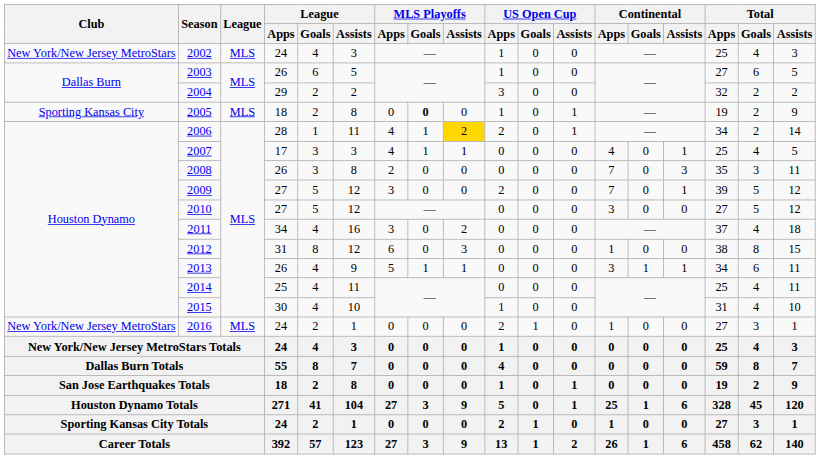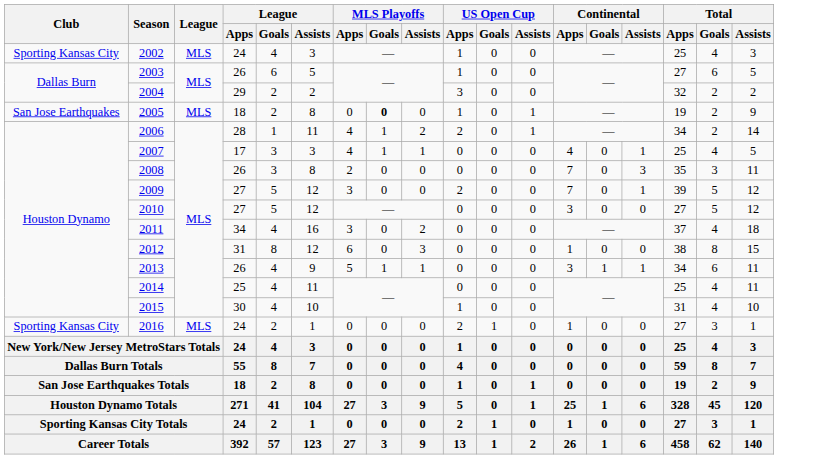(91, 53) New York/New Jersey MetroStars -> (66, 53) Sporting Kansas City
(91, 111) Sporting Kansas City -> (66, 111) San Jose Earthquakes
(464, 131) gold background -> (423, 131) no background
(91, 326) New York/New Jersey MetroStars -> (66, 326) Sporting Kansas City
